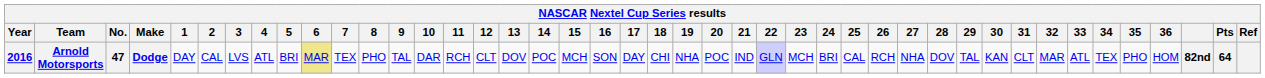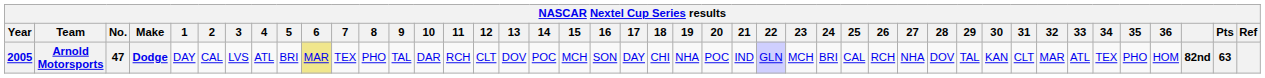(20, 58) 2016 -> (20, 58) 2005
(1225, 58) 64 -> (1225, 58) 63
